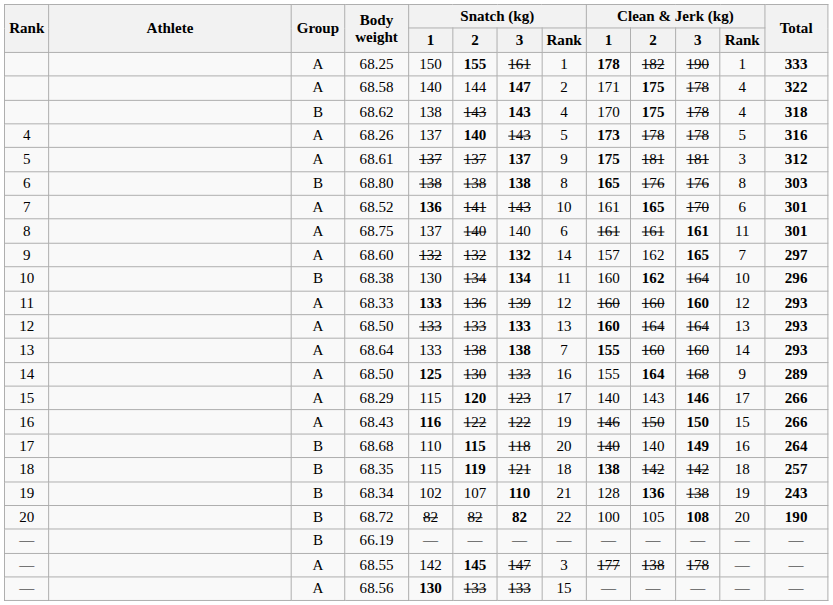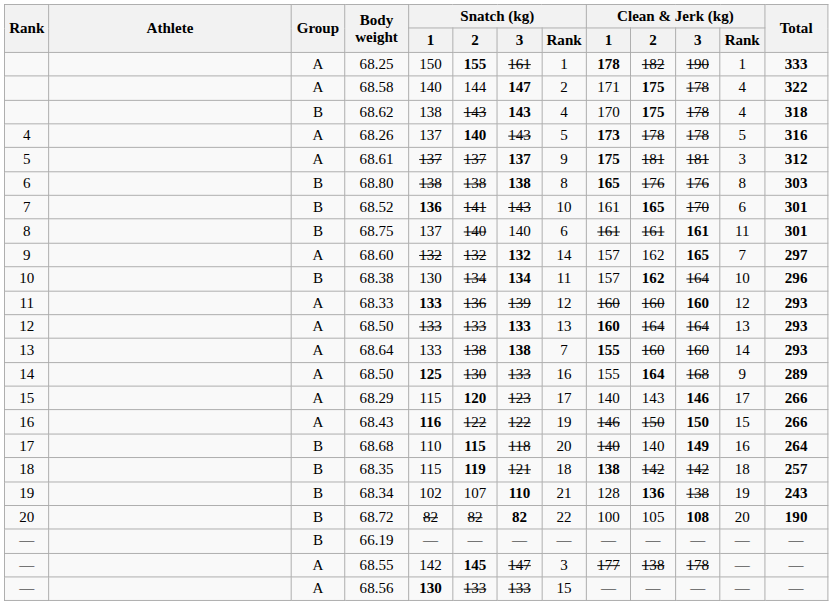(318, 207) A -> (318, 207) B
(318, 231) A -> (318, 231) B
(609, 278) 160 -> (609, 278) 157
